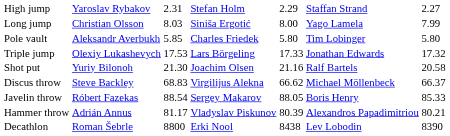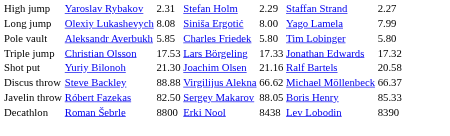(108, 23) Christian Olsson -> (109, 23) Olexiy Lukashevych
(173, 23) 8.03 -> (166, 23) 8.08
(116, 53) Olexiy Lukashevych -> (101, 53) Christian Olsson
(176, 82) 68.83 -> (169, 82) 88.88
(176, 97) 88.54 -> (169, 97) 82.50
- row: (37, 112)
